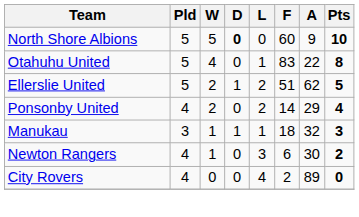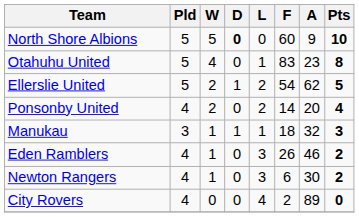(312, 62) 22 -> (312, 62) 23
(287, 85) 51 -> (287, 85) 54
(312, 108) 29 -> (312, 108) 20
+ row: (58, 154)
